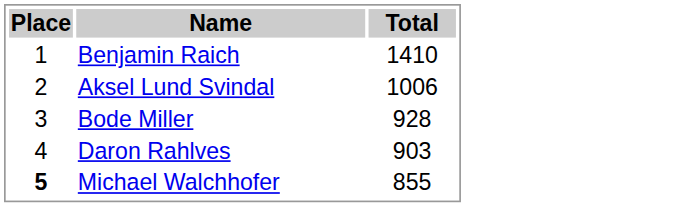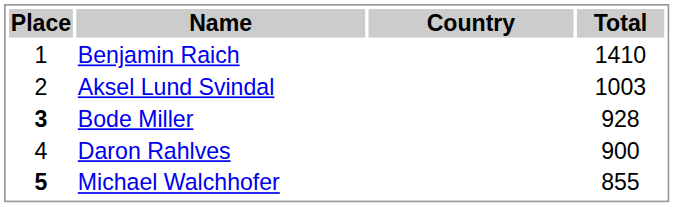+ column: (471, 23)
(412, 87) 1006 -> (620, 87) 1003
(41, 119) normal -> (41, 119) bold
(412, 151) 903 -> (620, 151) 900
